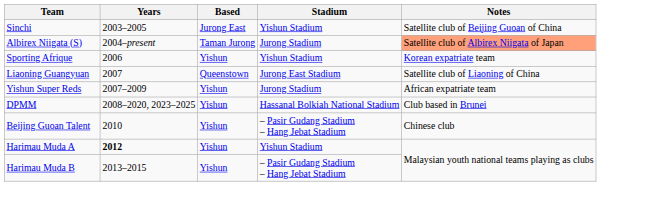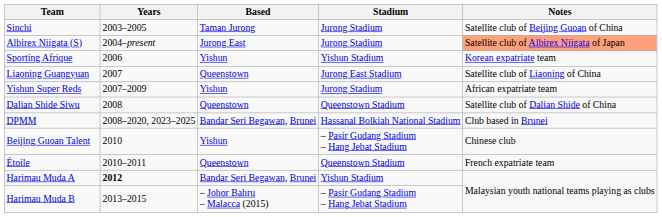(223, 27) Jurong East -> (227, 27) Taman Jurong
(291, 27) Yishun Stadium -> (352, 27) Jurong Stadium
(227, 43) Taman Jurong -> (223, 43) Jurong East
+ row: (43, 105)
(214, 105) Yishun -> (258, 120) Bandar Seri Begawan, Brunei
+ row: (18, 162)
(214, 147) Yishun -> (258, 178) Bandar Seri Begawan, Brunei
(214, 168) Yishun -> (234, 198) – Johor Bahru – Malacca (2015)
